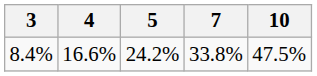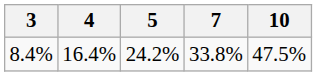(89, 53) 16.6% -> (89, 53) 16.4%
